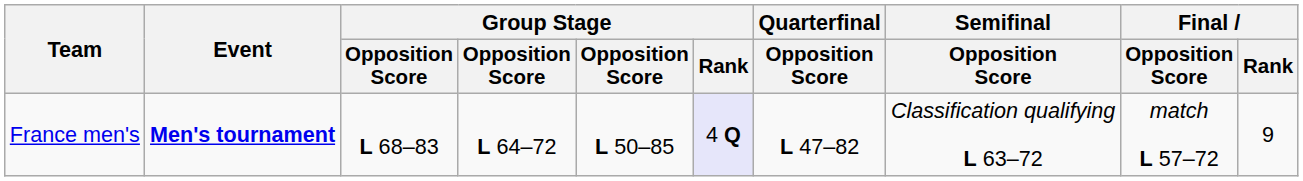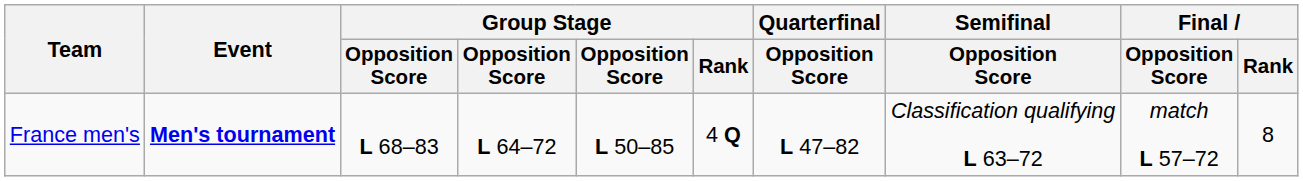(723, 135) lavender background -> (723, 135) no background
(1268, 135) 9 -> (1268, 135) 8
